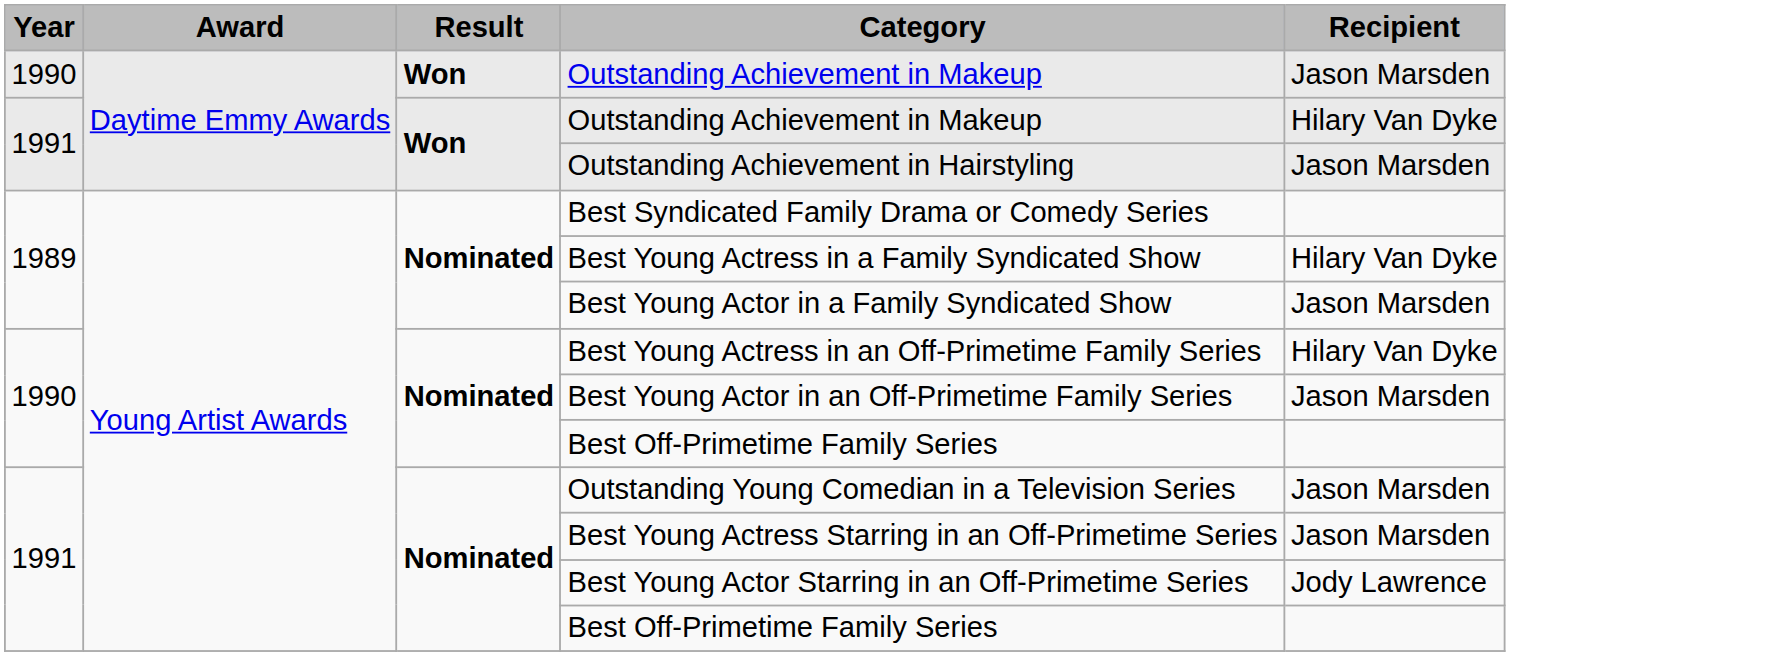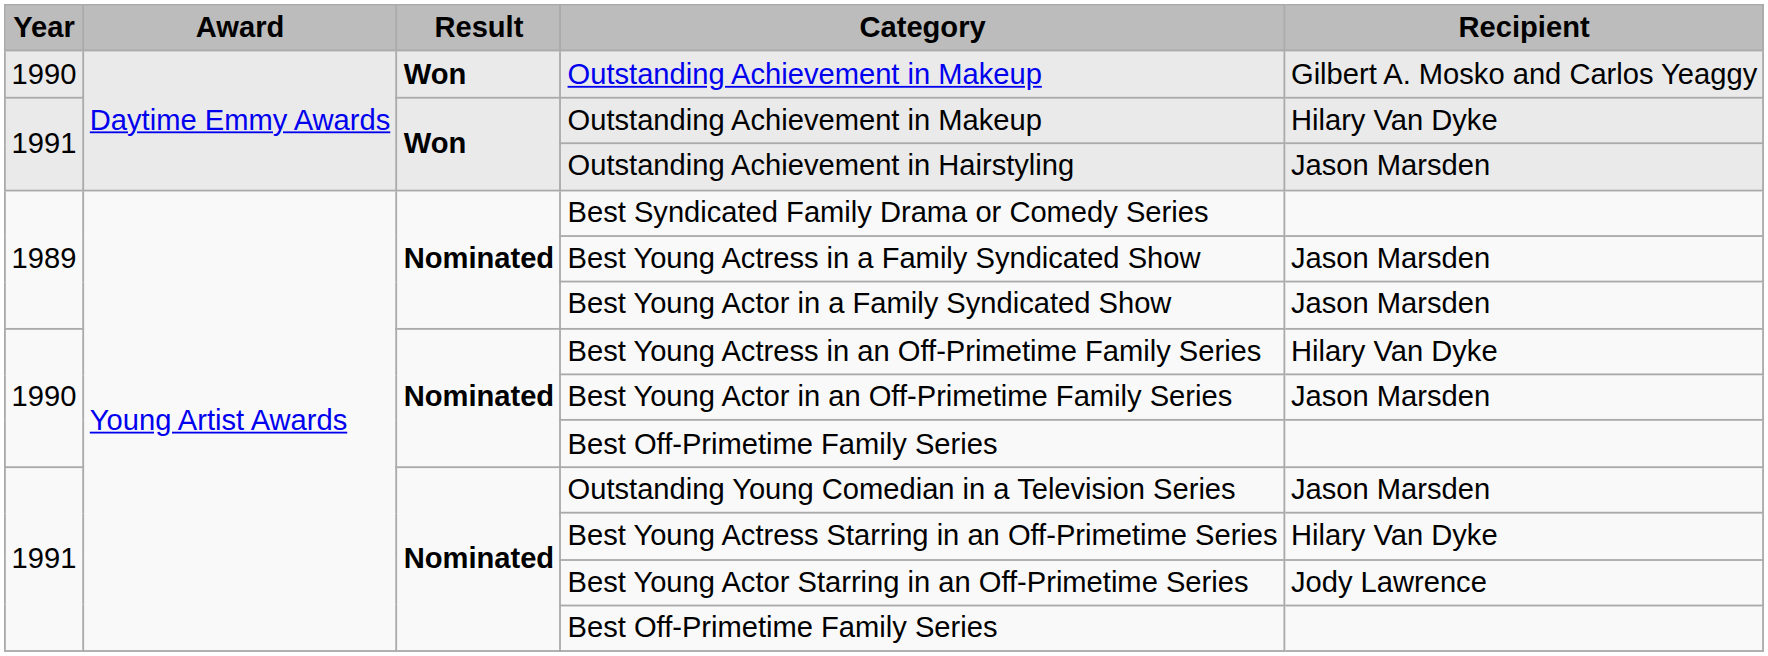(1391, 73) Jason Marsden -> (1524, 73) Gilbert A. Mosko and Carlos Yeaggy
(1394, 258) Hilary Van Dyke -> (1391, 258) Jason Marsden
(1391, 535) Jason Marsden -> (1394, 535) Hilary Van Dyke
